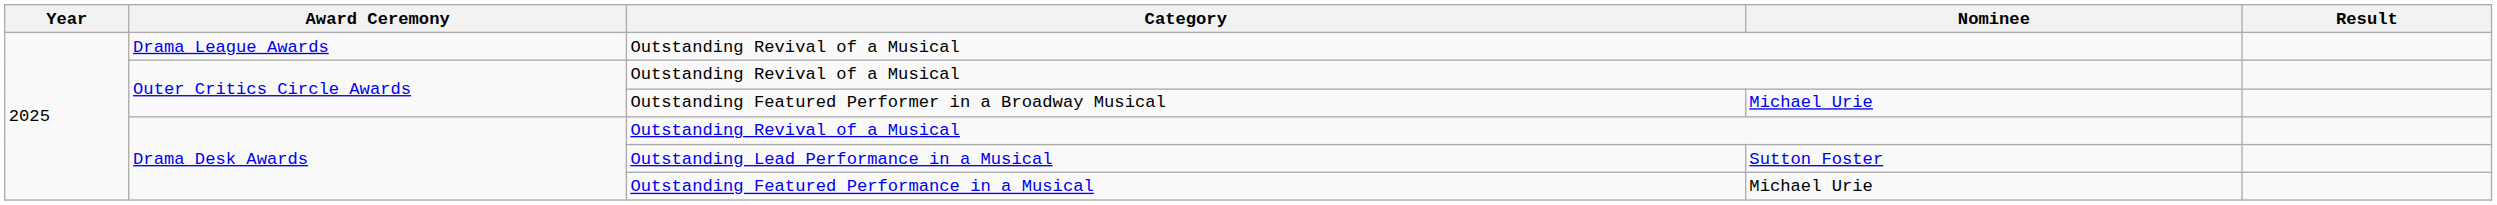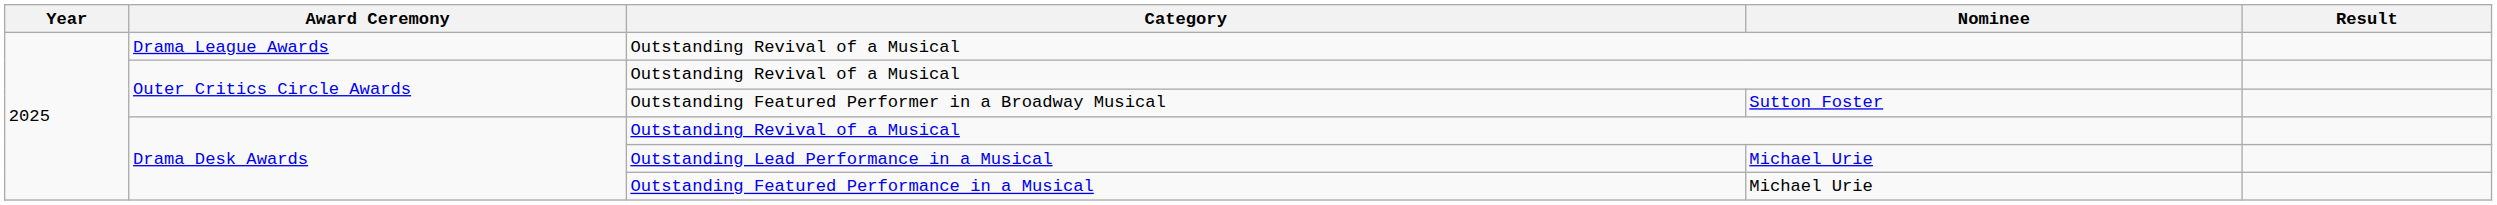(1811, 103) Michael Urie -> (1816, 103) Sutton Foster
(1816, 158) Sutton Foster -> (1811, 158) Michael Urie
